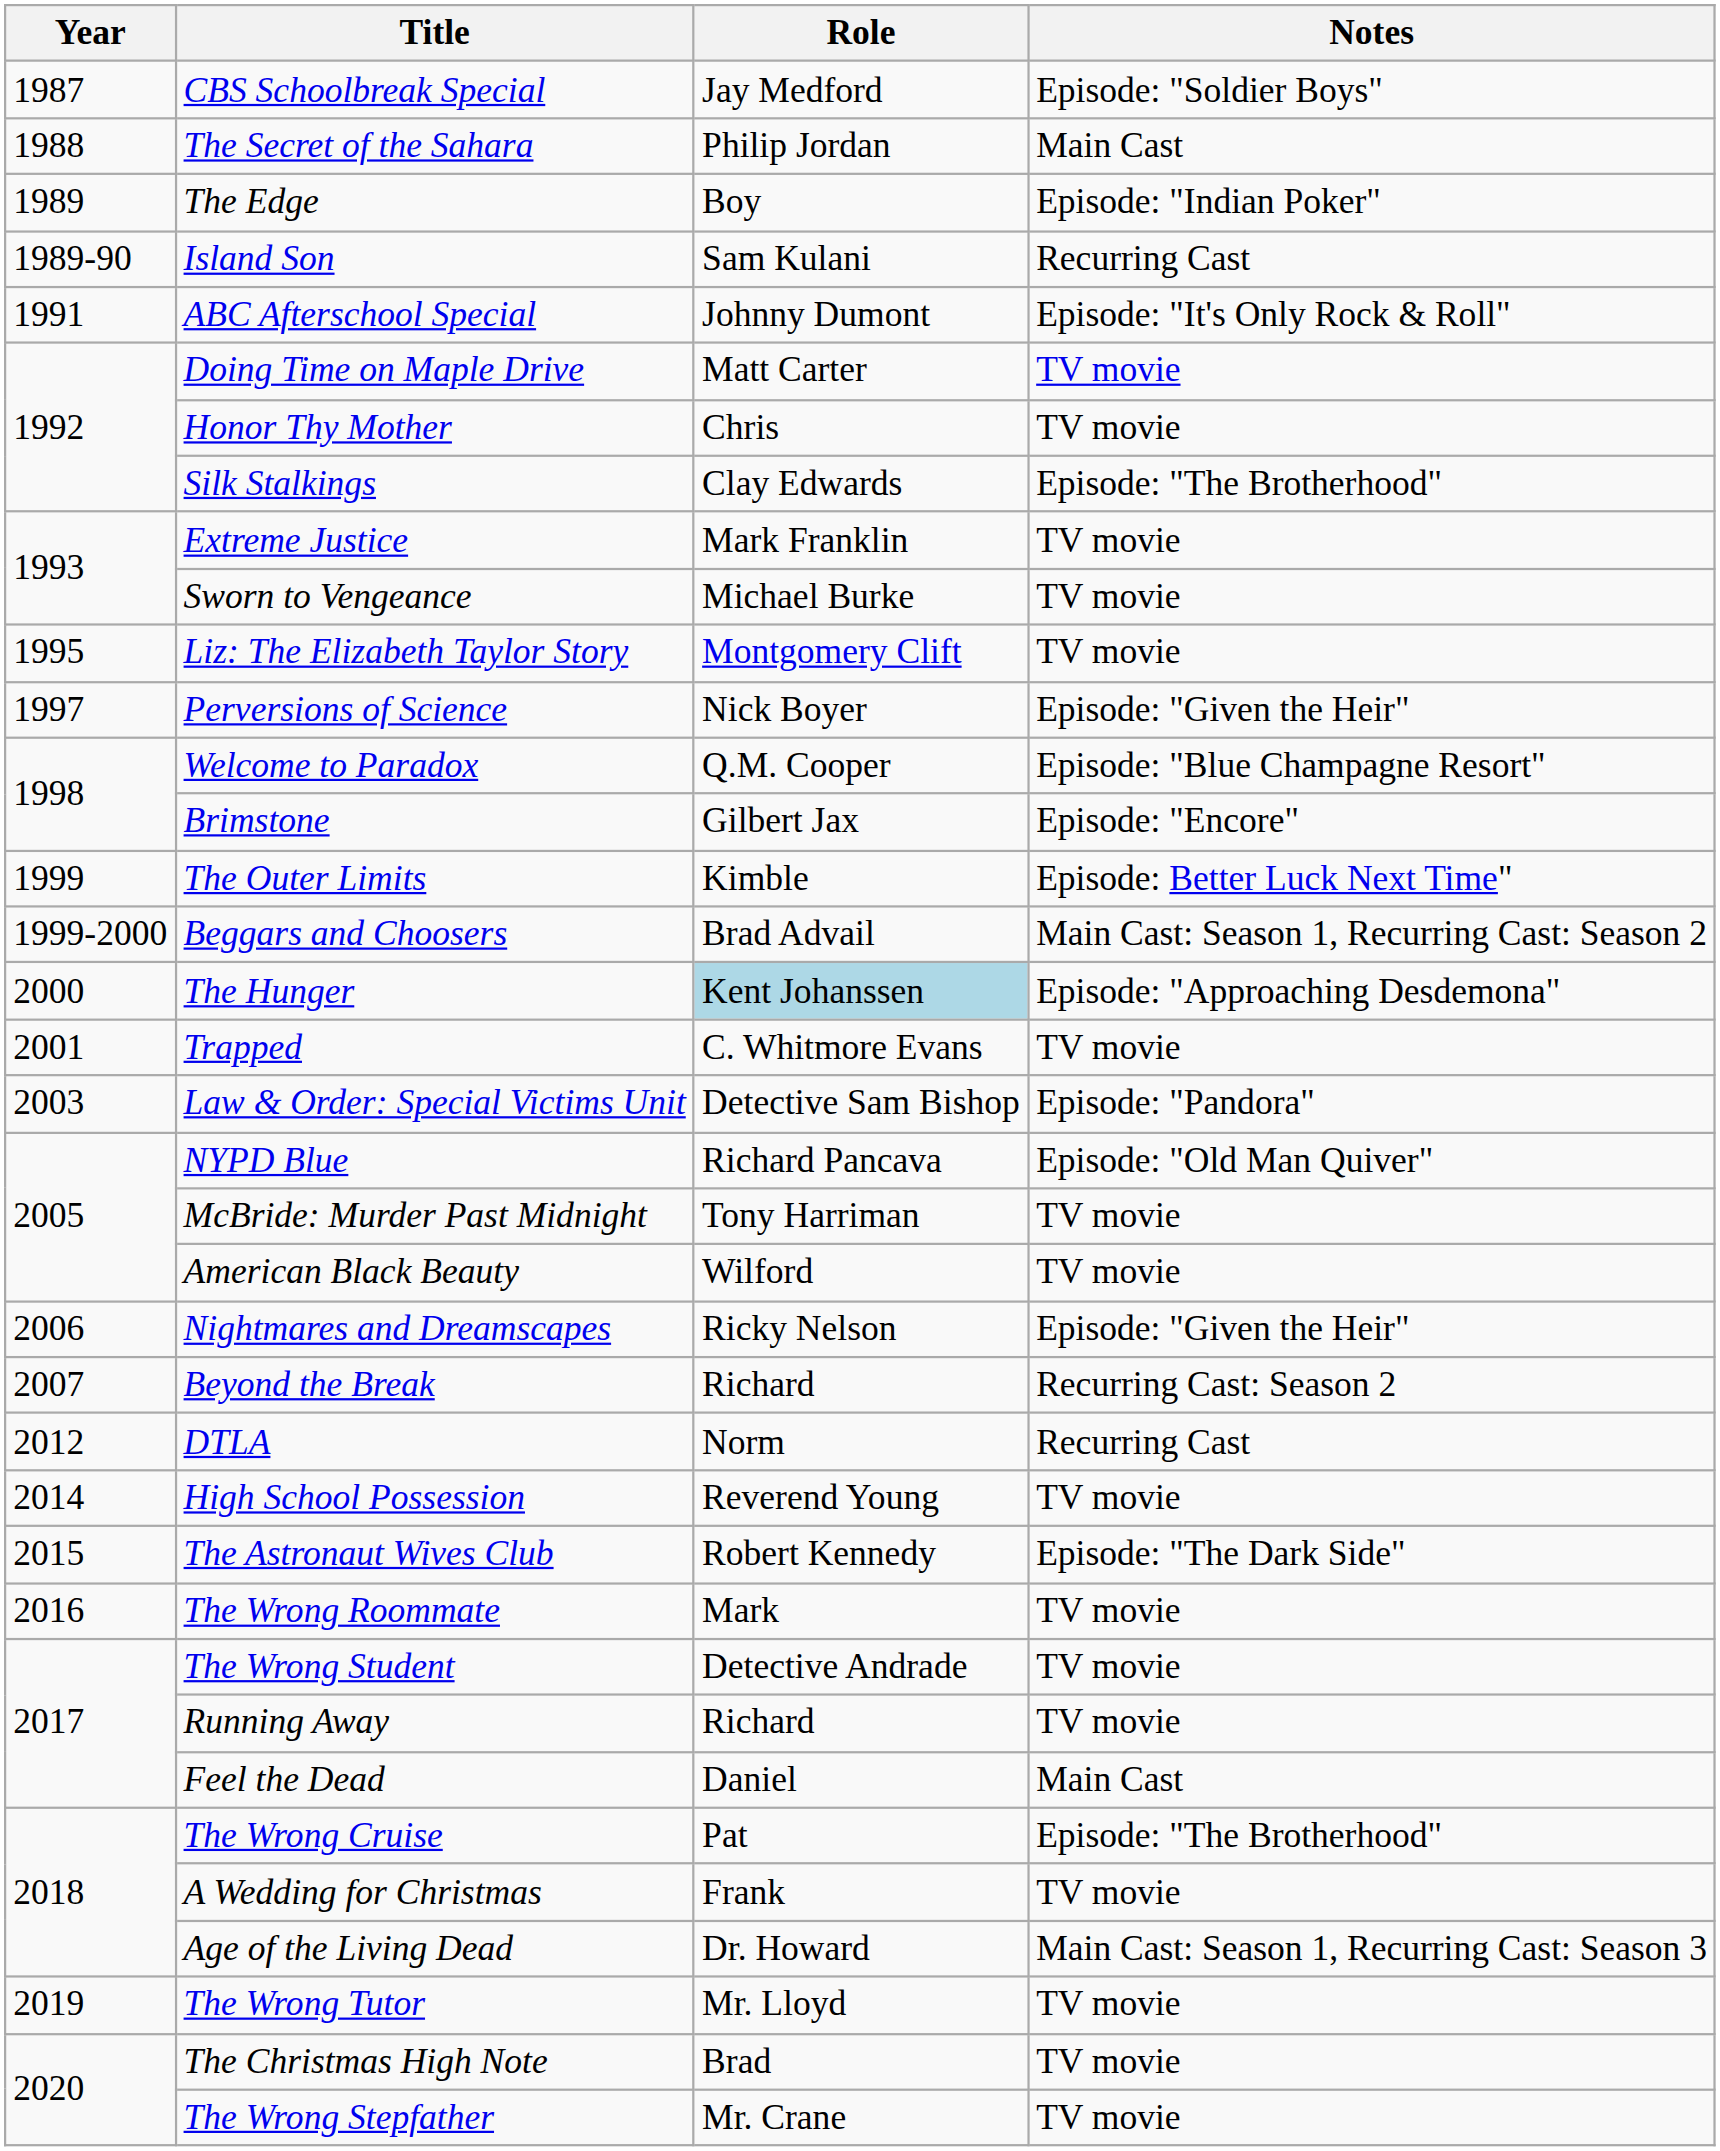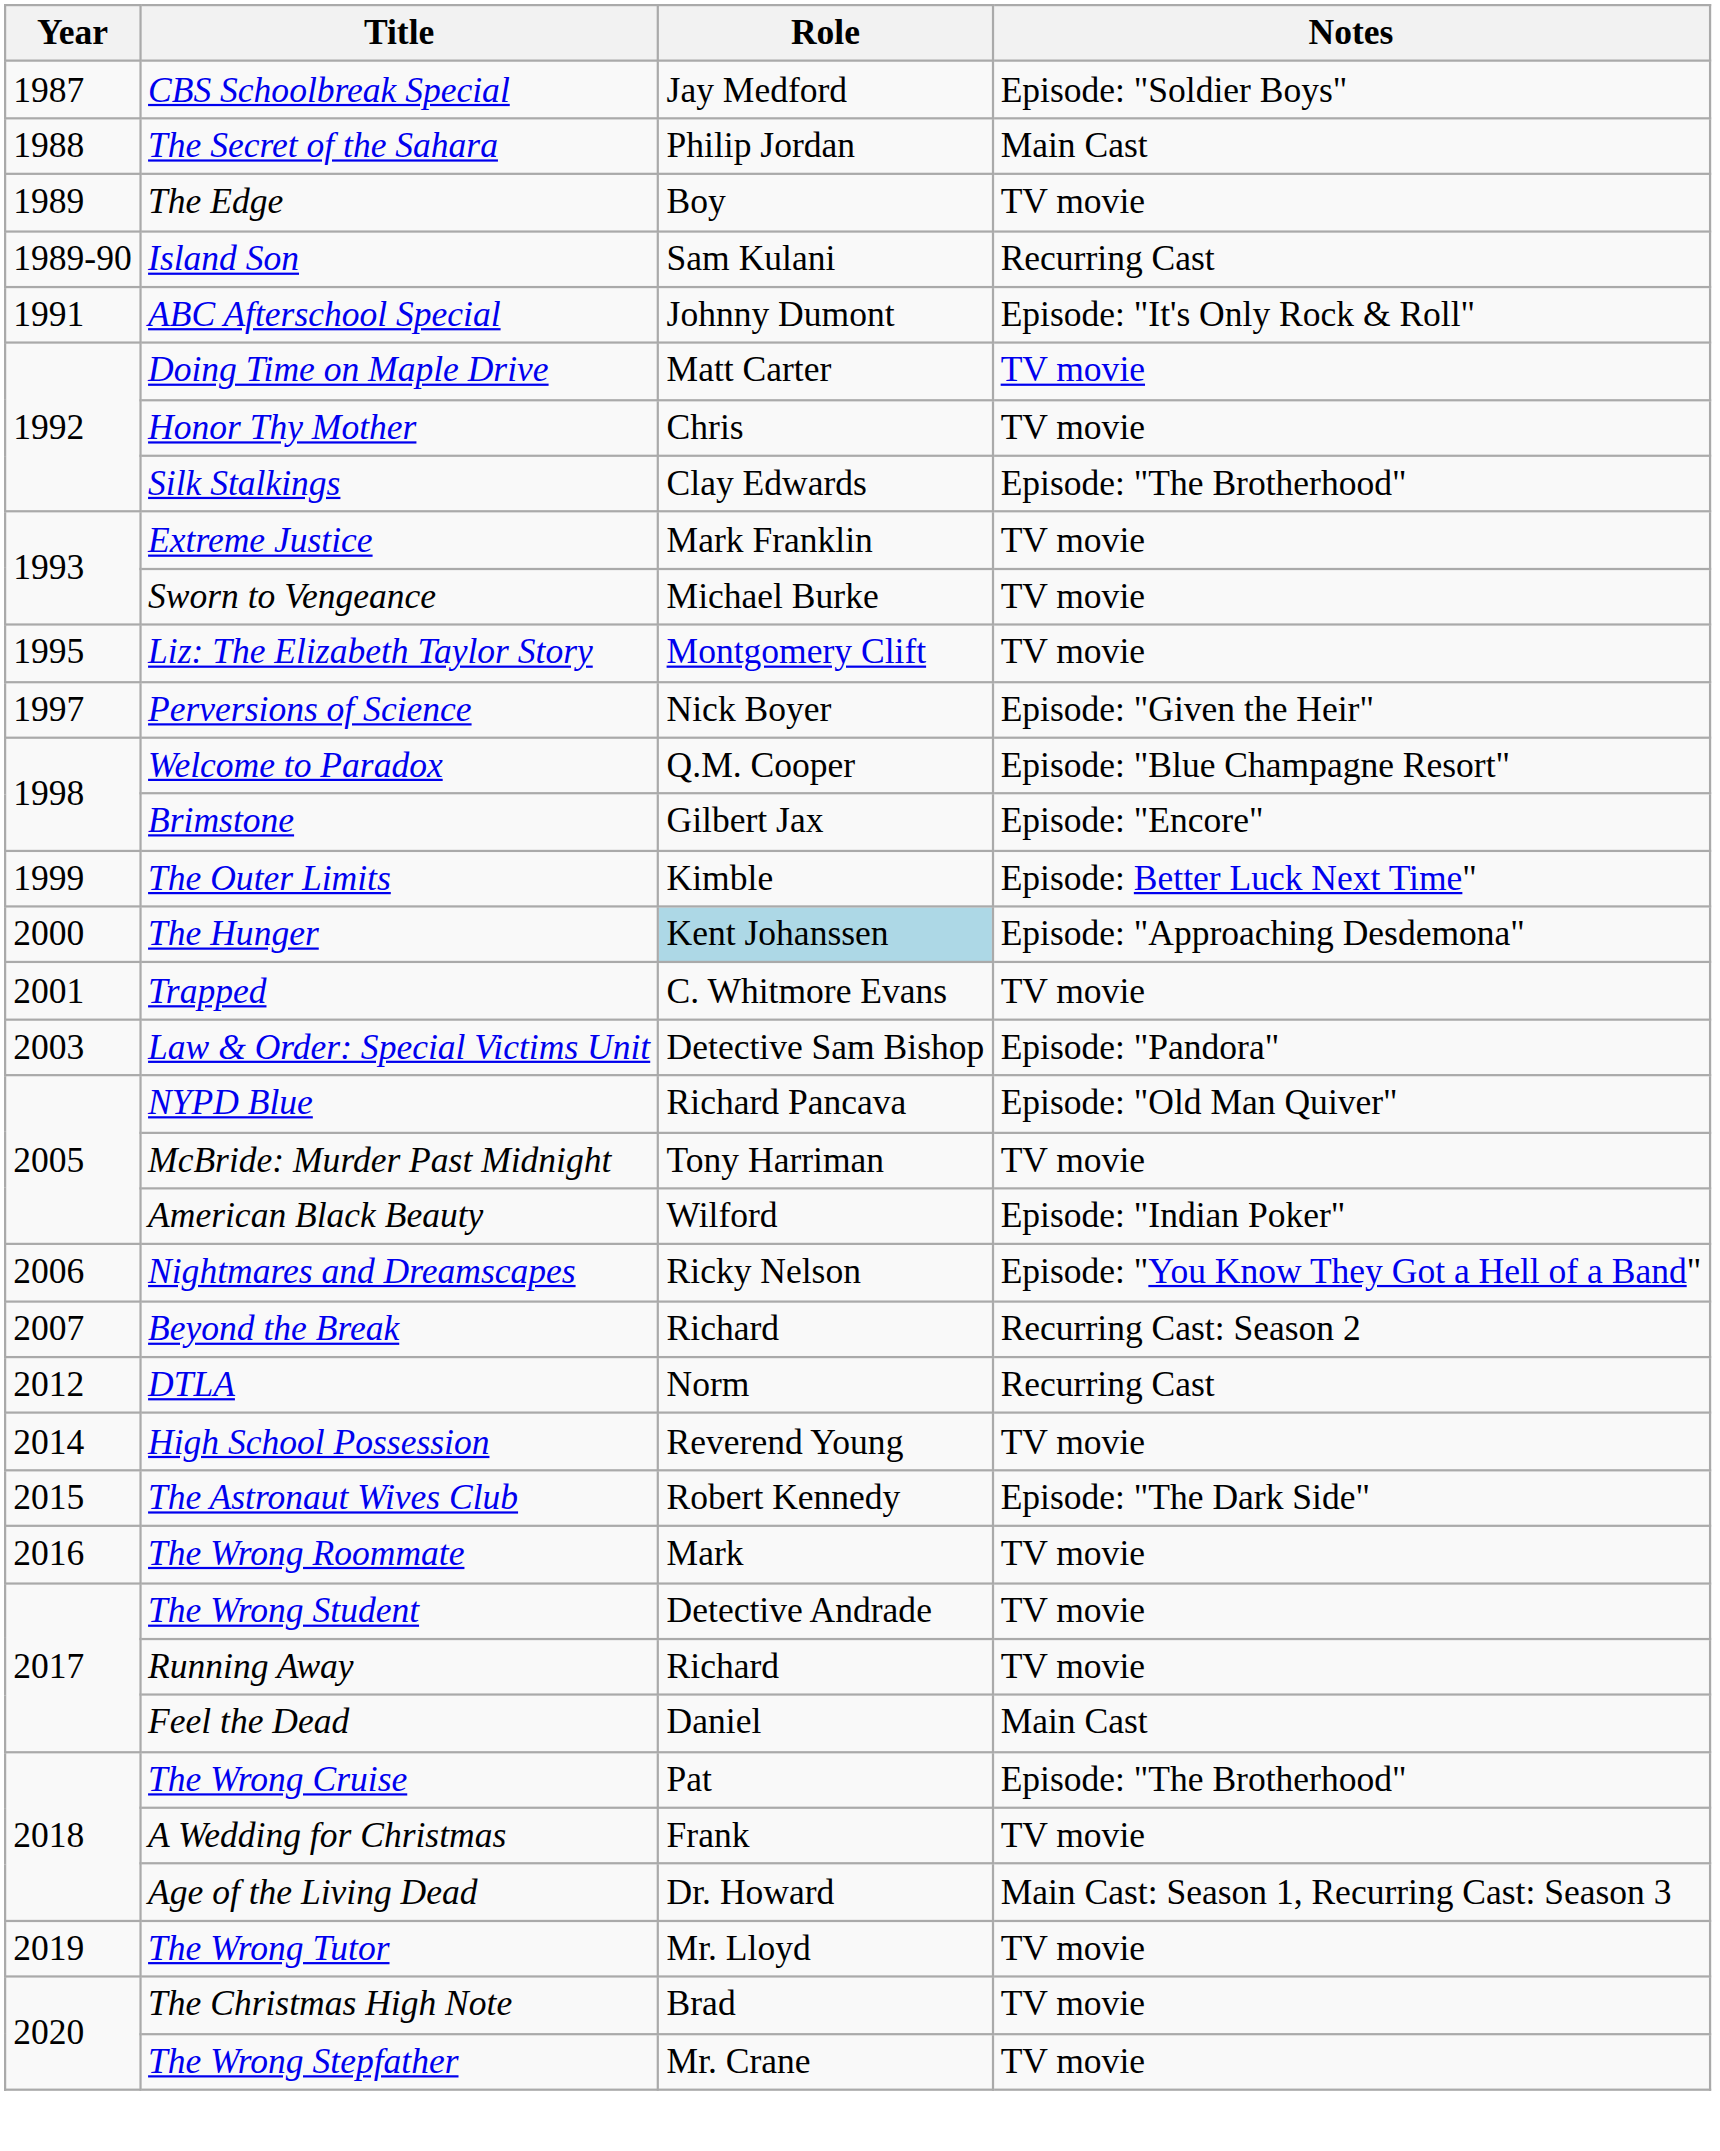(1209, 201) Episode: "Indian Poker" -> (1073, 201) TV movie
- row: (345, 933)
(1108, 1271) TV movie -> (1173, 1215) Episode: "Indian Poker"
(1223, 1328) Episode: "Given the Heir" -> (1351, 1271) Episode: "You Know They Got a Hell of a Band"
